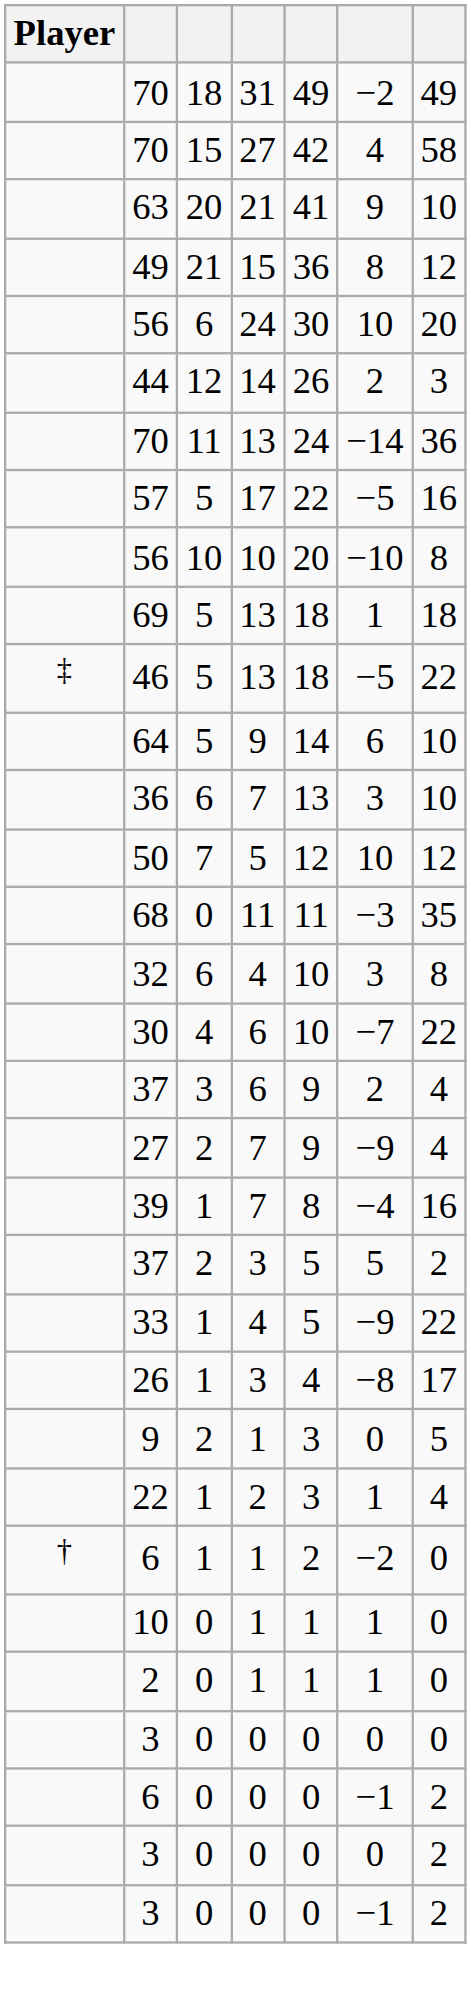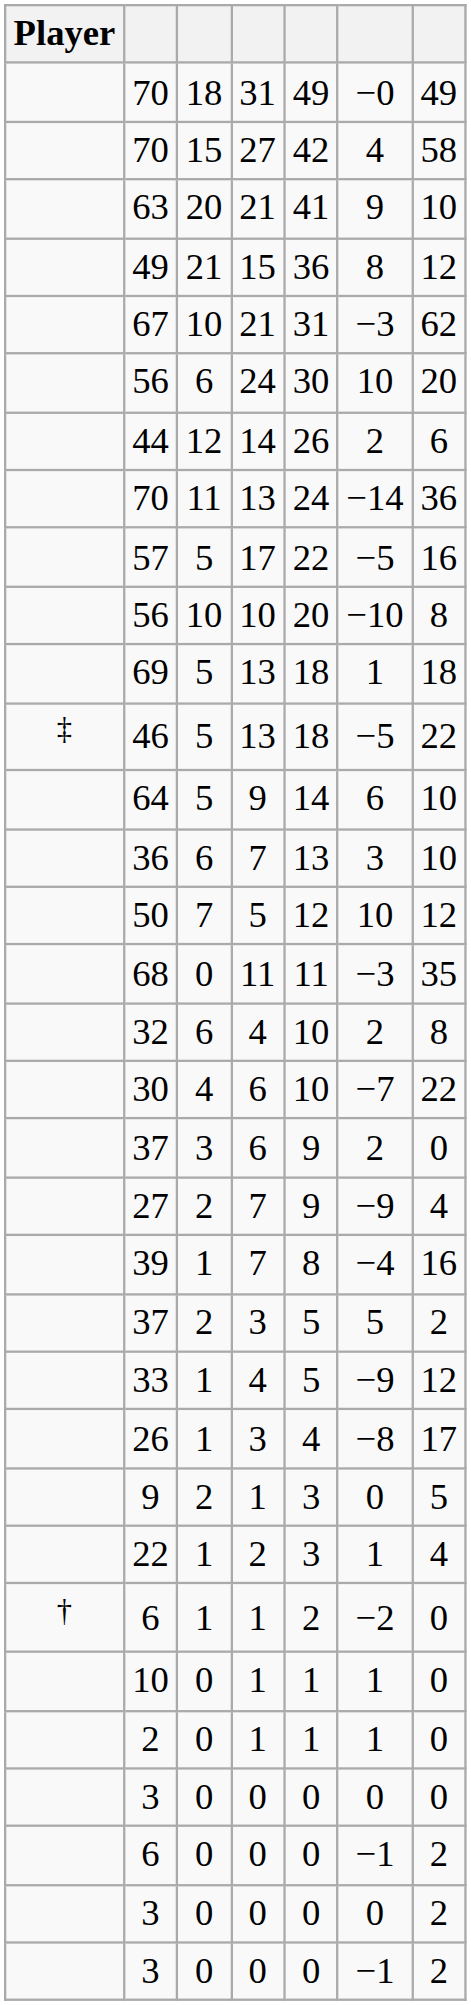(375, 91) −2 -> (375, 91) −0
+ row: (151, 324)
(439, 382) 3 -> (439, 440) 6
(375, 973) 3 -> (375, 1031) 2
(439, 1089) 4 -> (439, 1147) 0
(439, 1321) 22 -> (439, 1379) 12
